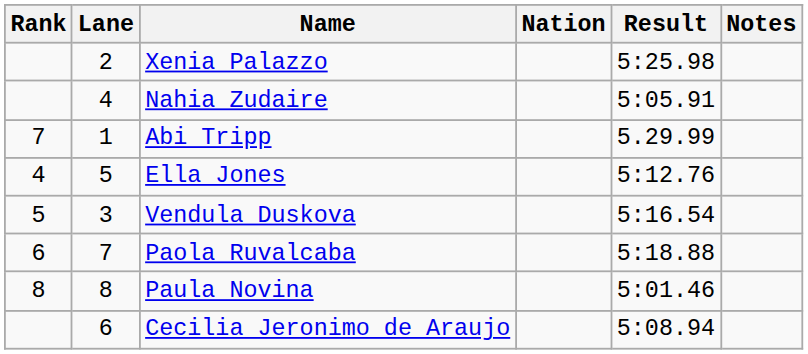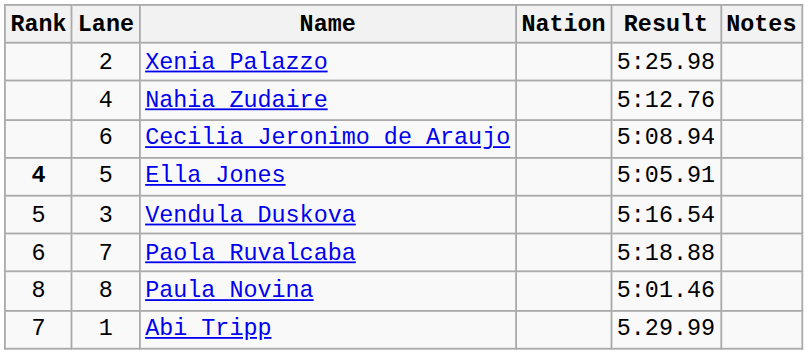(666, 100) 5:05.91 -> (666, 100) 5:12.76
rows swapped: (328, 329) <-> (208, 138)
(39, 177) normal -> (39, 177) bold
(666, 177) 5:12.76 -> (666, 177) 5:05.91
